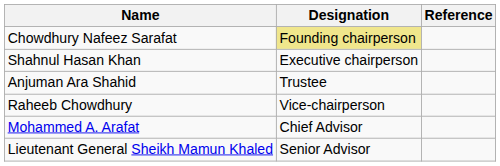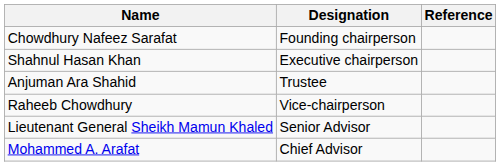(348, 37) khaki background -> (348, 37) no background
rows swapped: (73, 127) <-> (140, 149)
